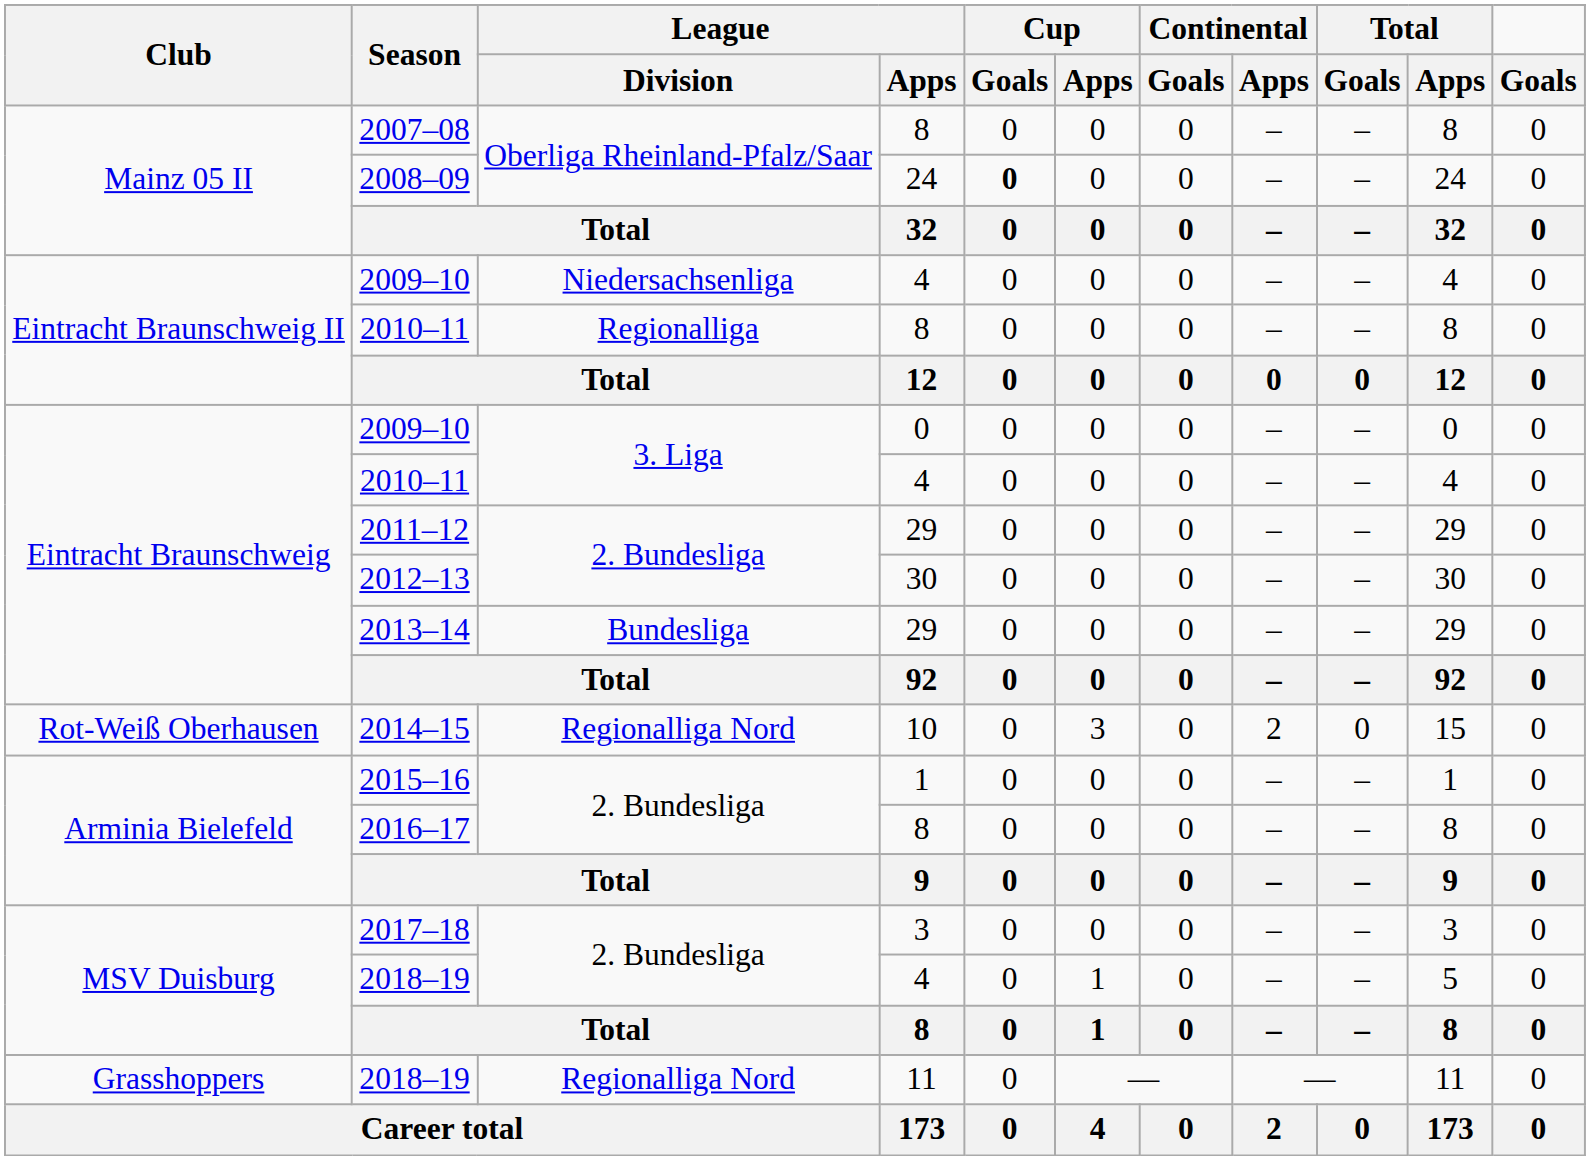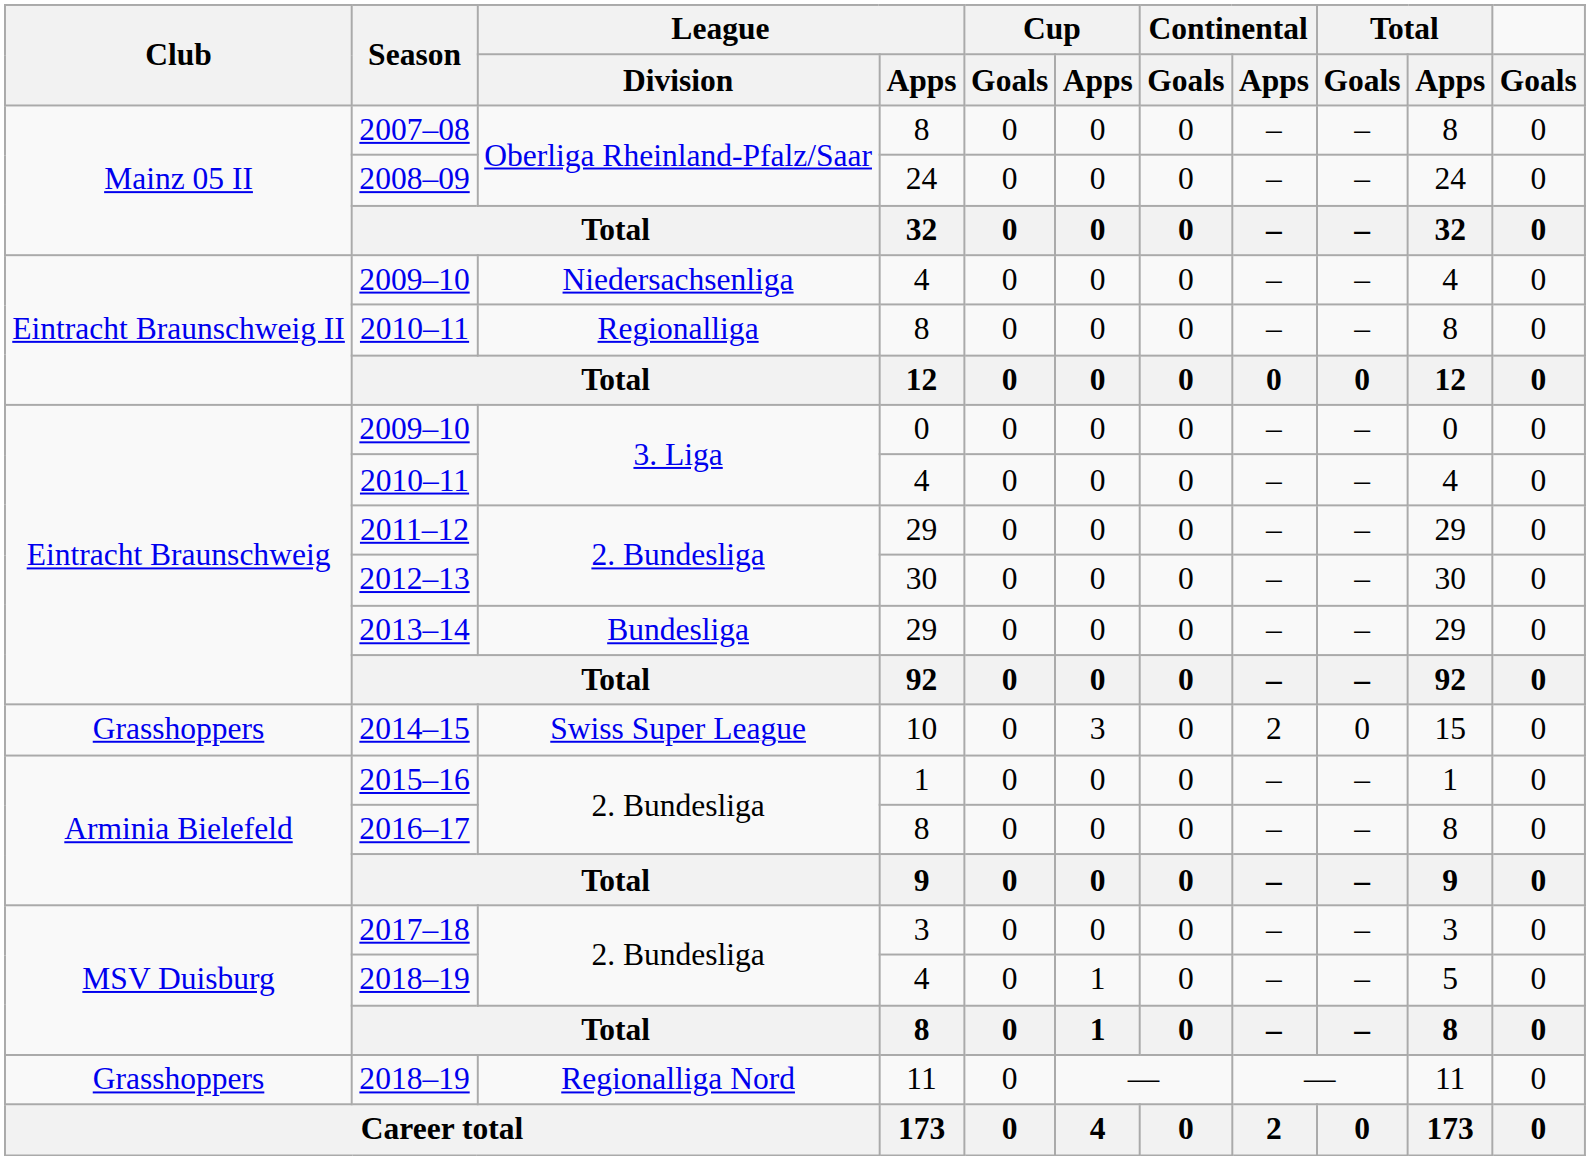(1010, 179) bold -> (1010, 179) normal
(179, 729) Rot-Weiß Oberhausen -> (179, 729) Grasshoppers
(678, 729) Regionalliga Nord -> (678, 729) Swiss Super League
